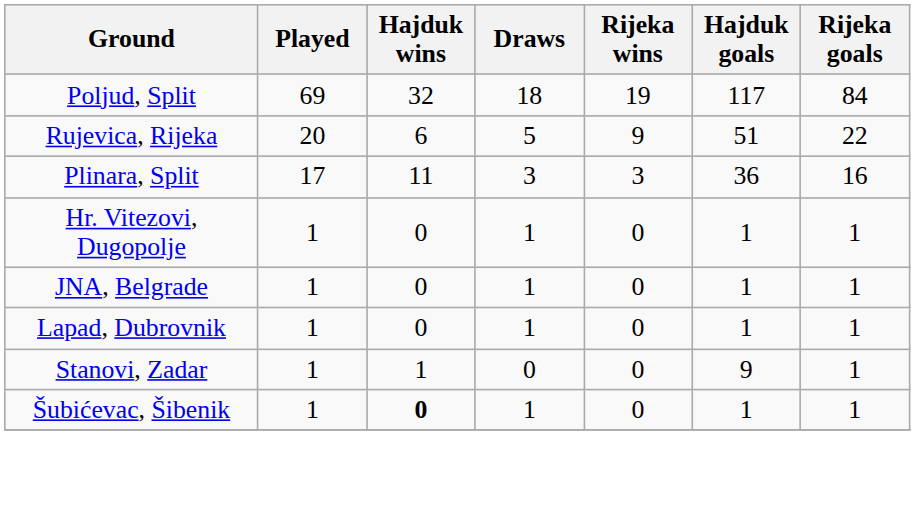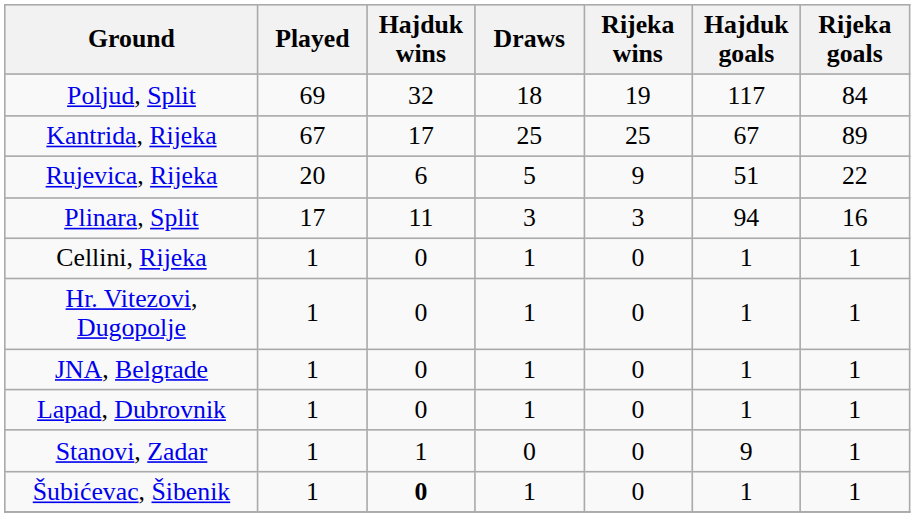+ row: (131, 135)
(746, 176) 36 -> (746, 217) 94
+ row: (131, 258)
